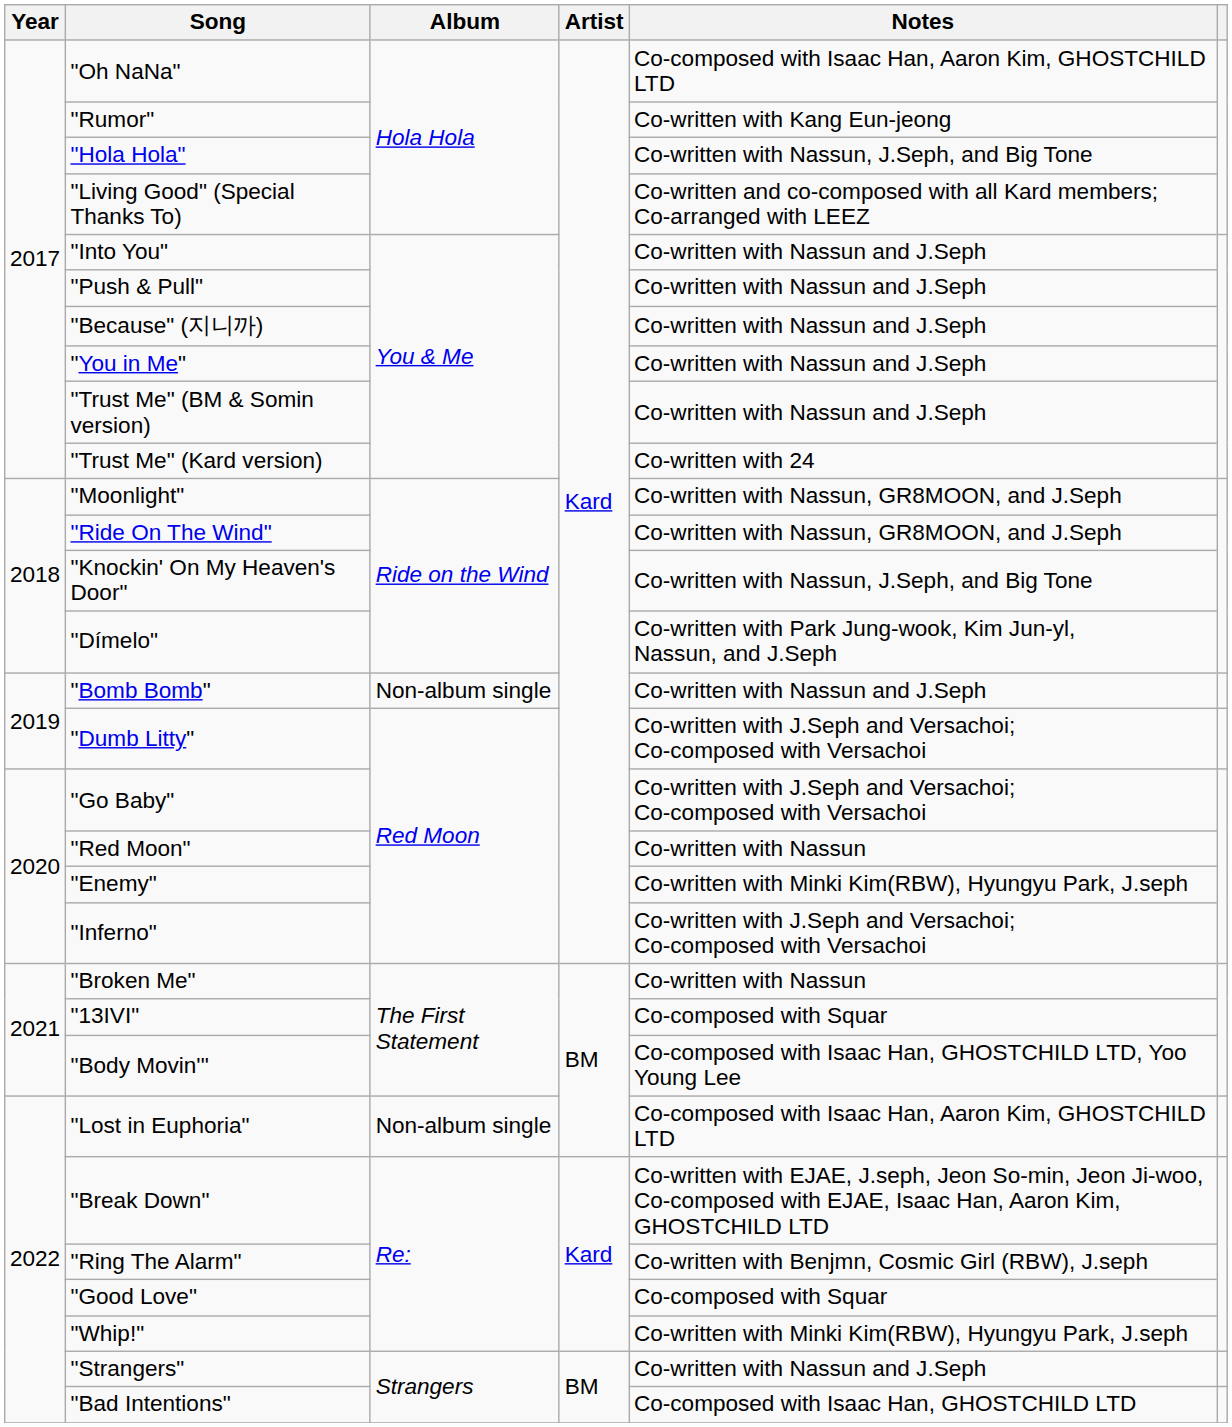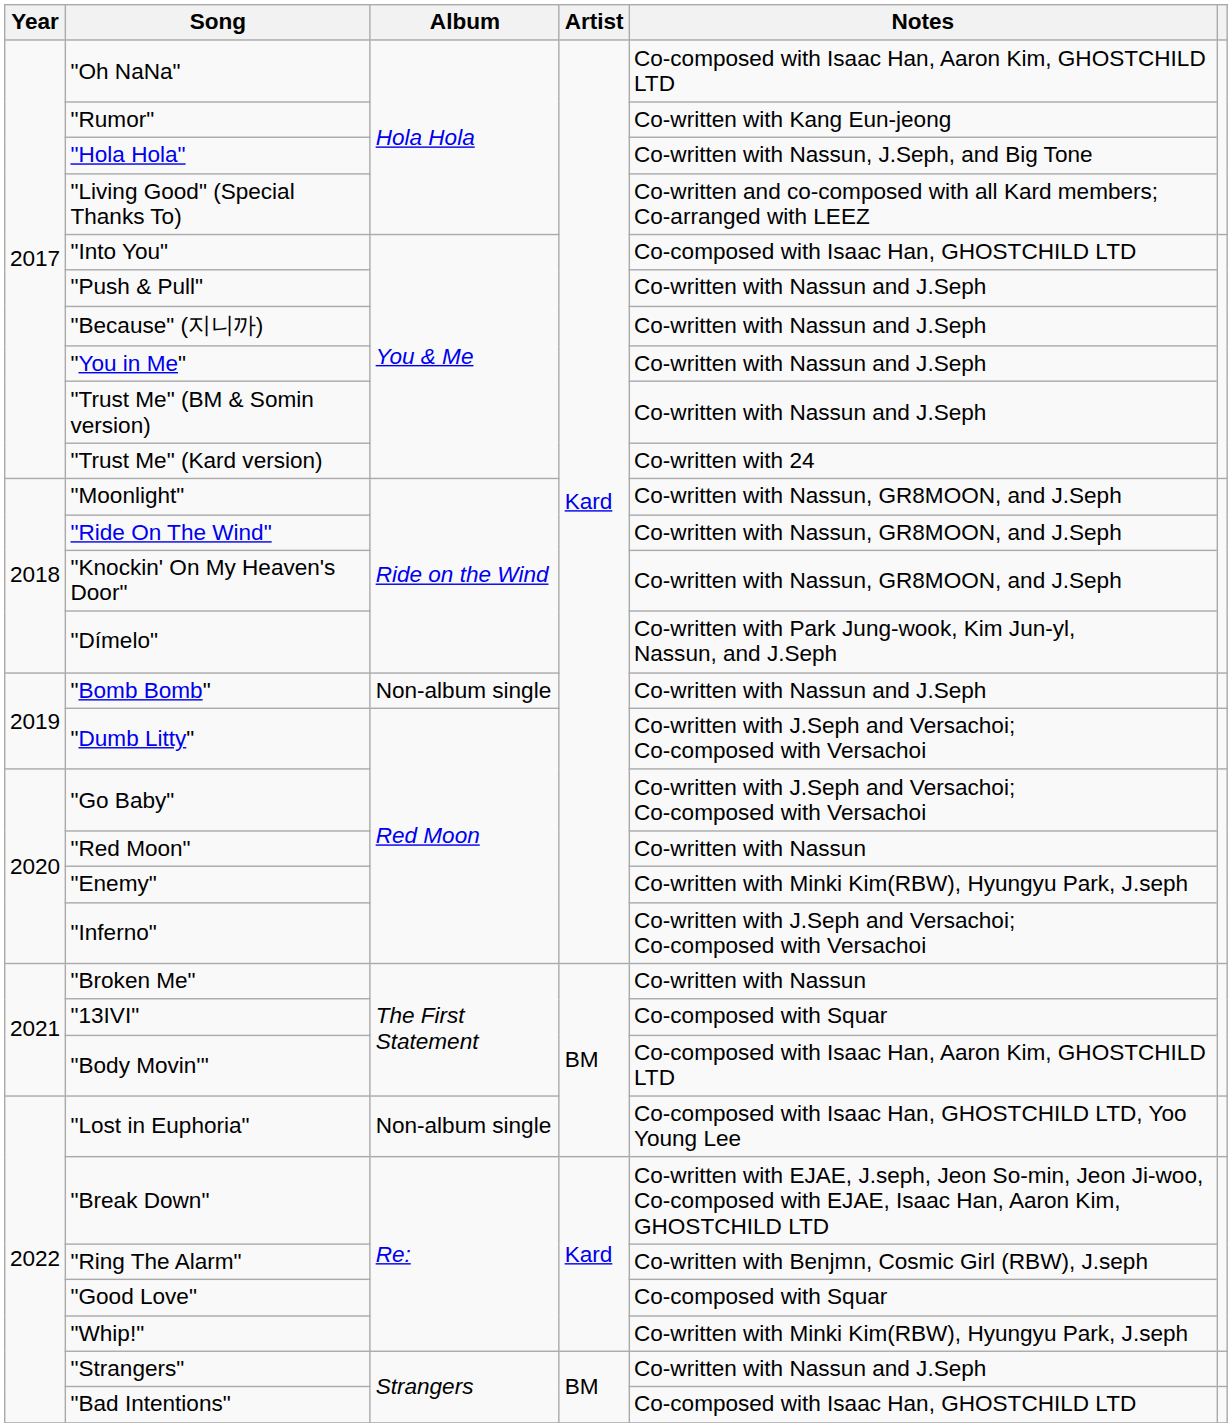(810, 252) Co-written with Nassun and J.Seph -> (885, 252) Co-composed with Isaac Han, GHOSTCHILD LTD
(863, 580) Co-written with Nassun, J.Seph, and Big Tone -> (878, 580) Co-written with Nassun, GR8MOON, and J.Seph
(910, 1065) Co-composed with Isaac Han, GHOSTCHILD LTD, Yoo Young Lee -> (920, 1065) Co-composed with Isaac Han, Aaron Kim, GHOSTCHILD LTD
(920, 1126) Co-composed with Isaac Han, Aaron Kim, GHOSTCHILD LTD -> (910, 1126) Co-composed with Isaac Han, GHOSTCHILD LTD, Yoo Young Lee
